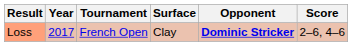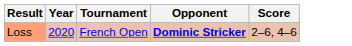- column: (174, 13)
(61, 32) 2017 -> (61, 32) 2020
